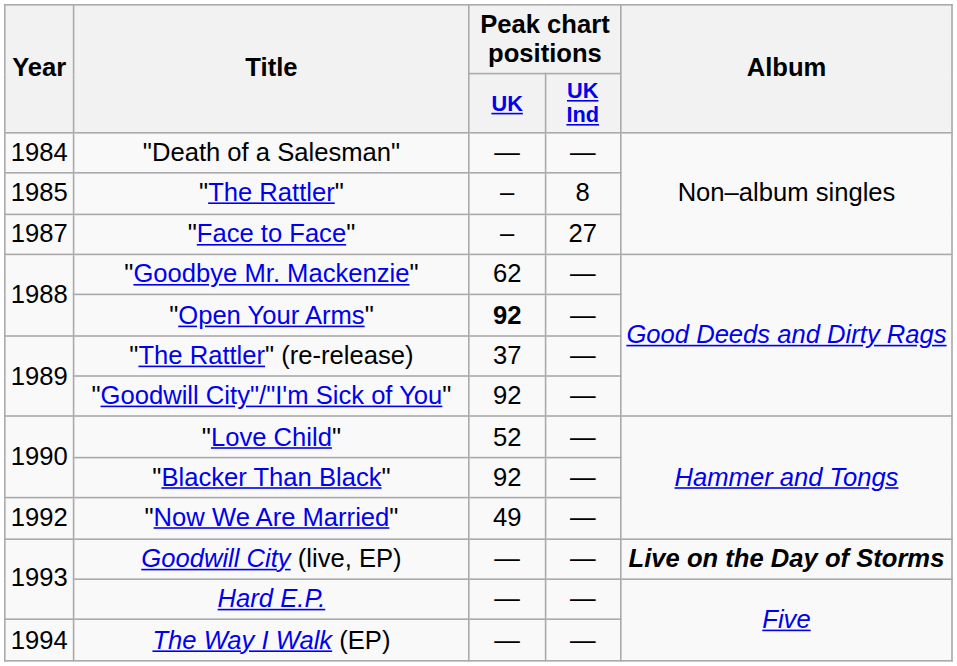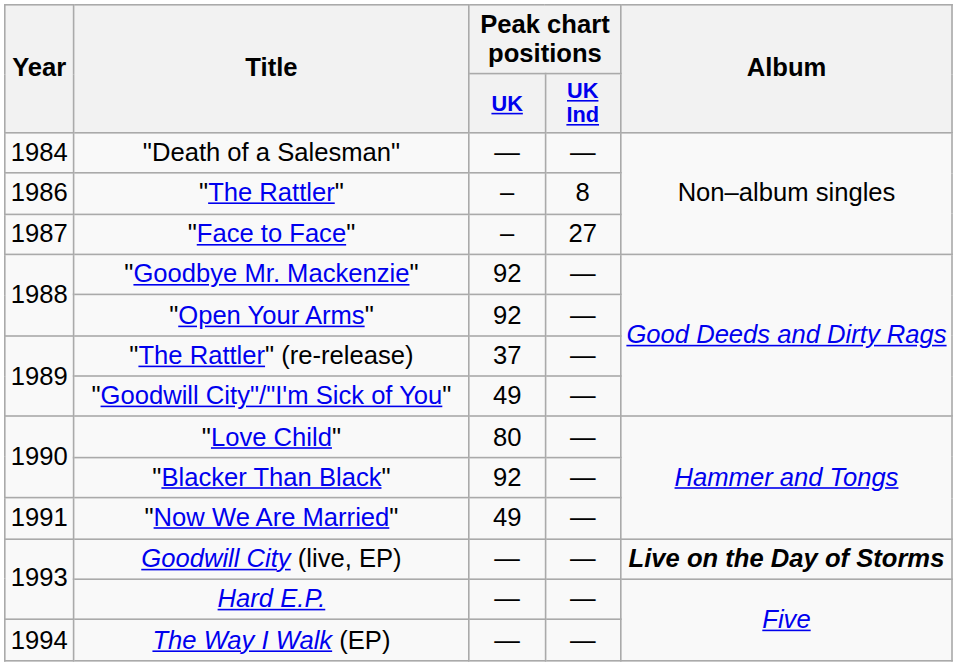(39, 193) 1985 -> (39, 193) 1986
(507, 274) 62 -> (507, 274) 92
(507, 314) bold -> (507, 314) normal
(507, 396) 92 -> (507, 396) 49
(507, 436) 52 -> (507, 436) 80
(39, 517) 1992 -> (39, 517) 1991
